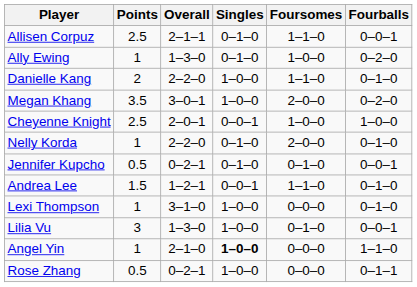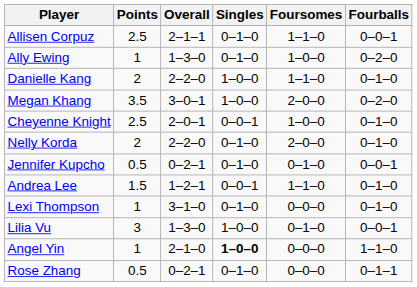(379, 121) 1–0–0 -> (379, 121) 0–1–0
(137, 143) 1 -> (137, 143) 2
(240, 206) 1–0–0 -> (240, 206) 0–1–0
(240, 270) 1–0–0 -> (240, 270) 0–1–0
